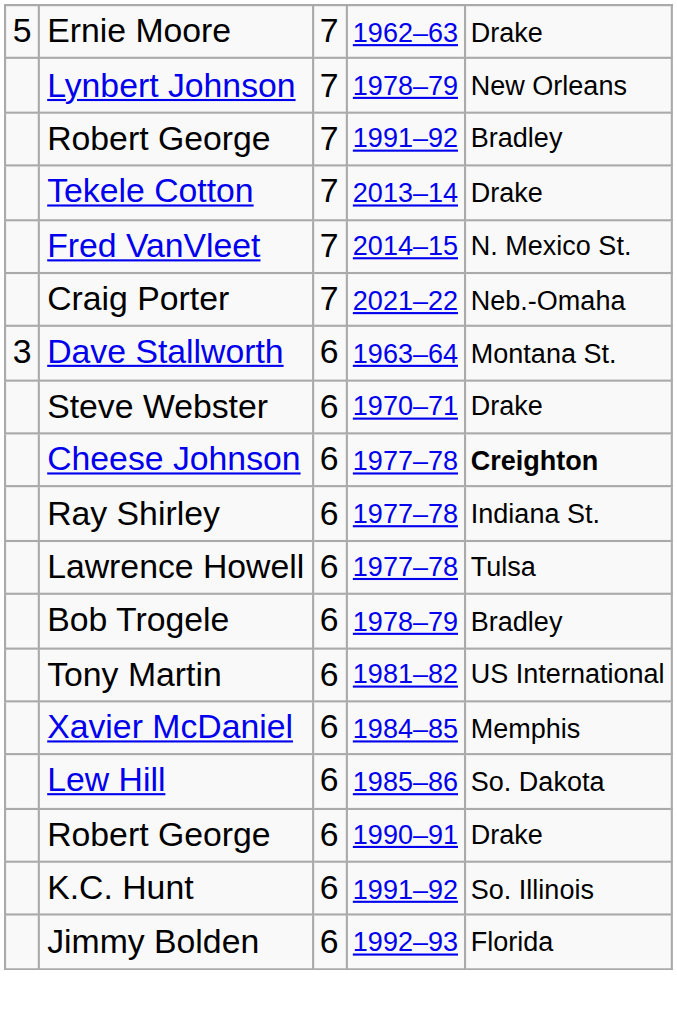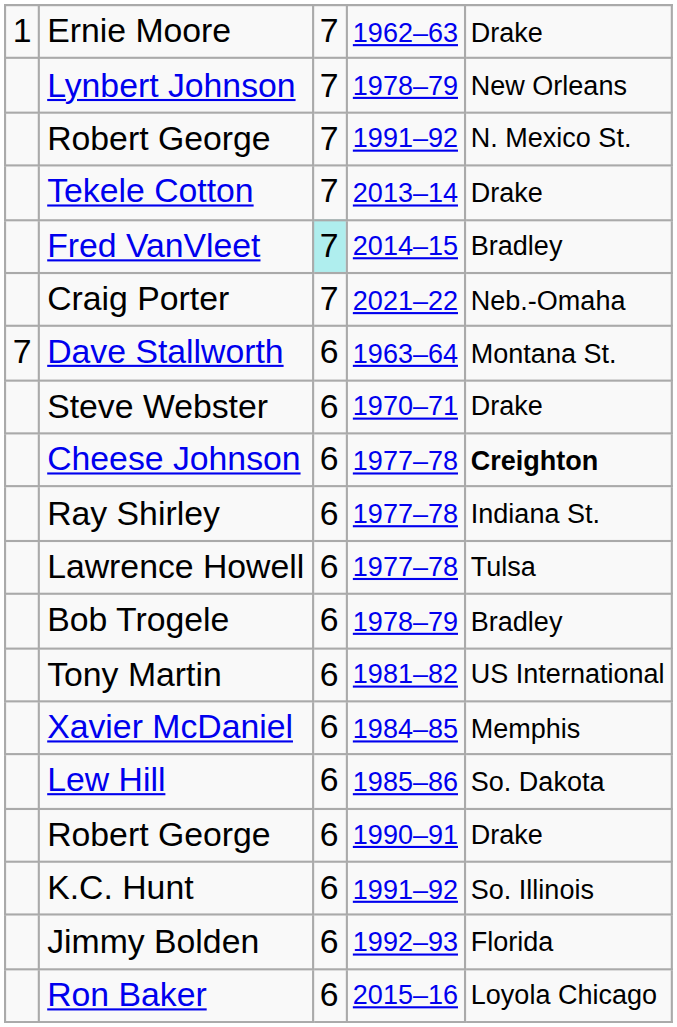(22, 31) 5 -> (22, 31) 1
(517, 139) Bradley -> (551, 139) N. Mexico St.
(329, 245) no background -> (329, 245) paleturquoise background
(551, 246) N. Mexico St. -> (517, 246) Bradley
(22, 352) 3 -> (22, 352) 7
+ row: (127, 995)
